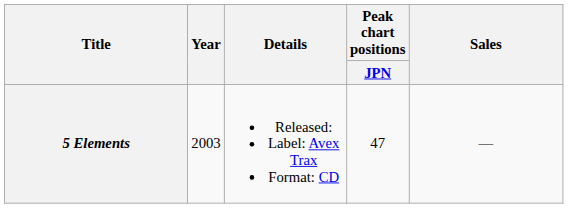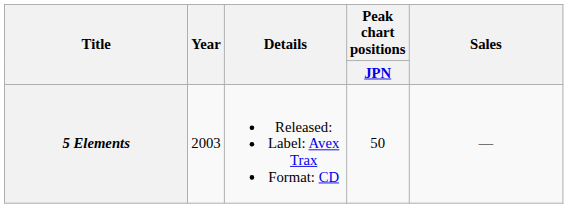(378, 143) 47 -> (378, 143) 50
